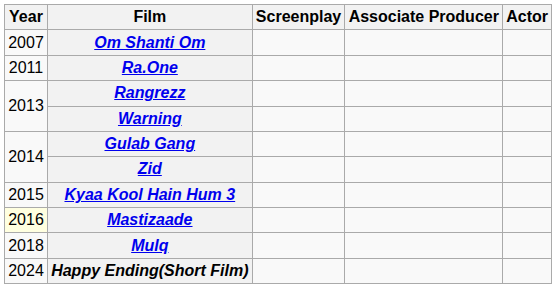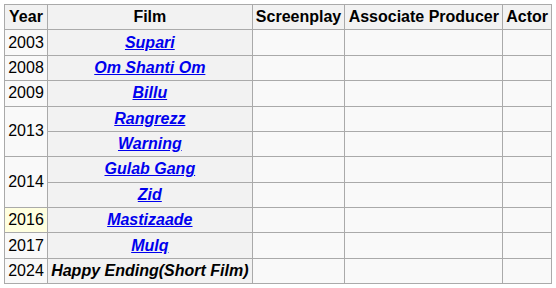+ row: (150, 42)
(26, 42) 2007 -> (26, 67) 2008
+ row: (150, 93)
- row: (150, 67)
- row: (150, 194)
(26, 245) 2018 -> (26, 245) 2017
